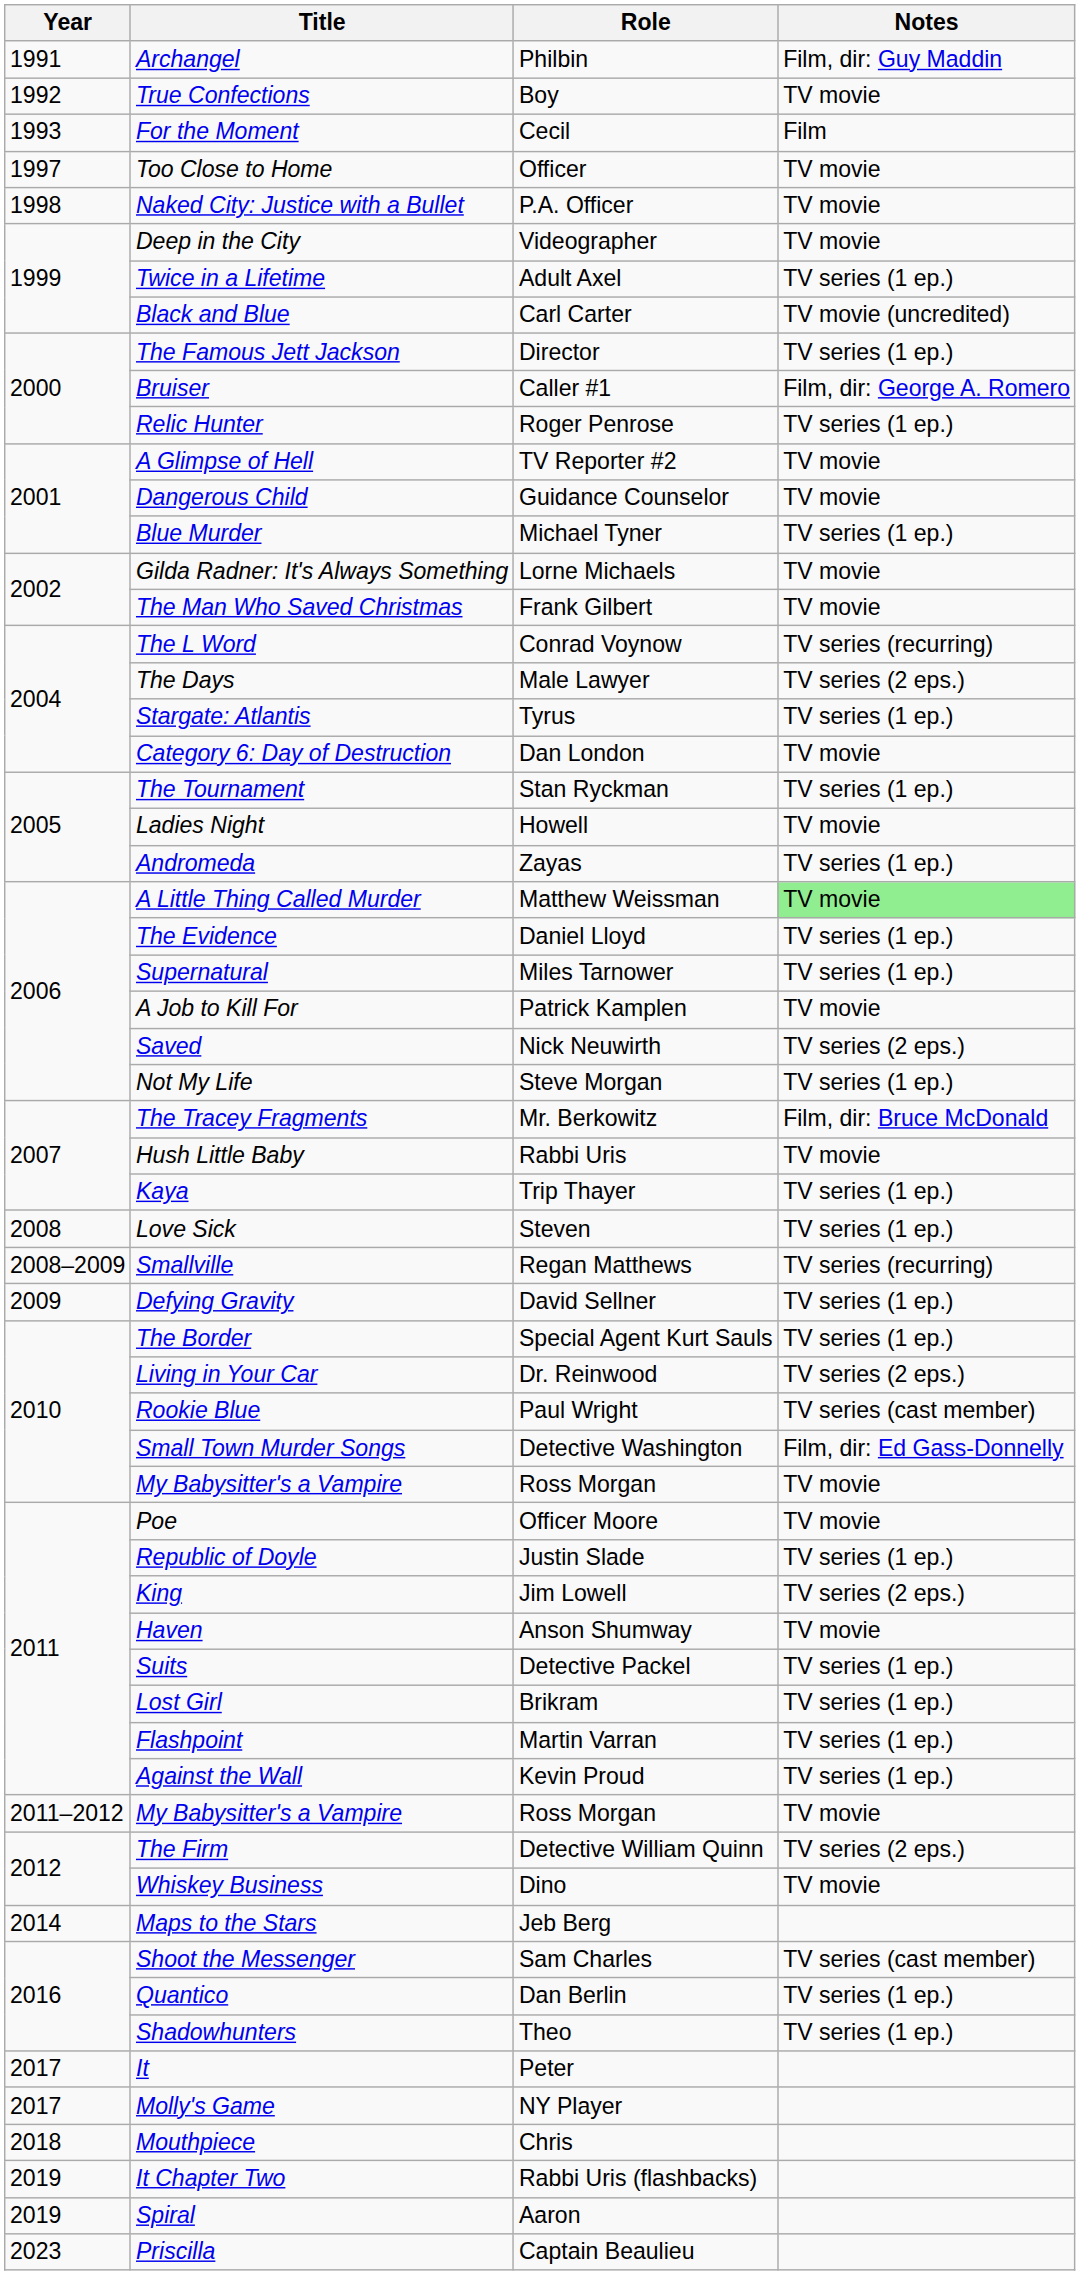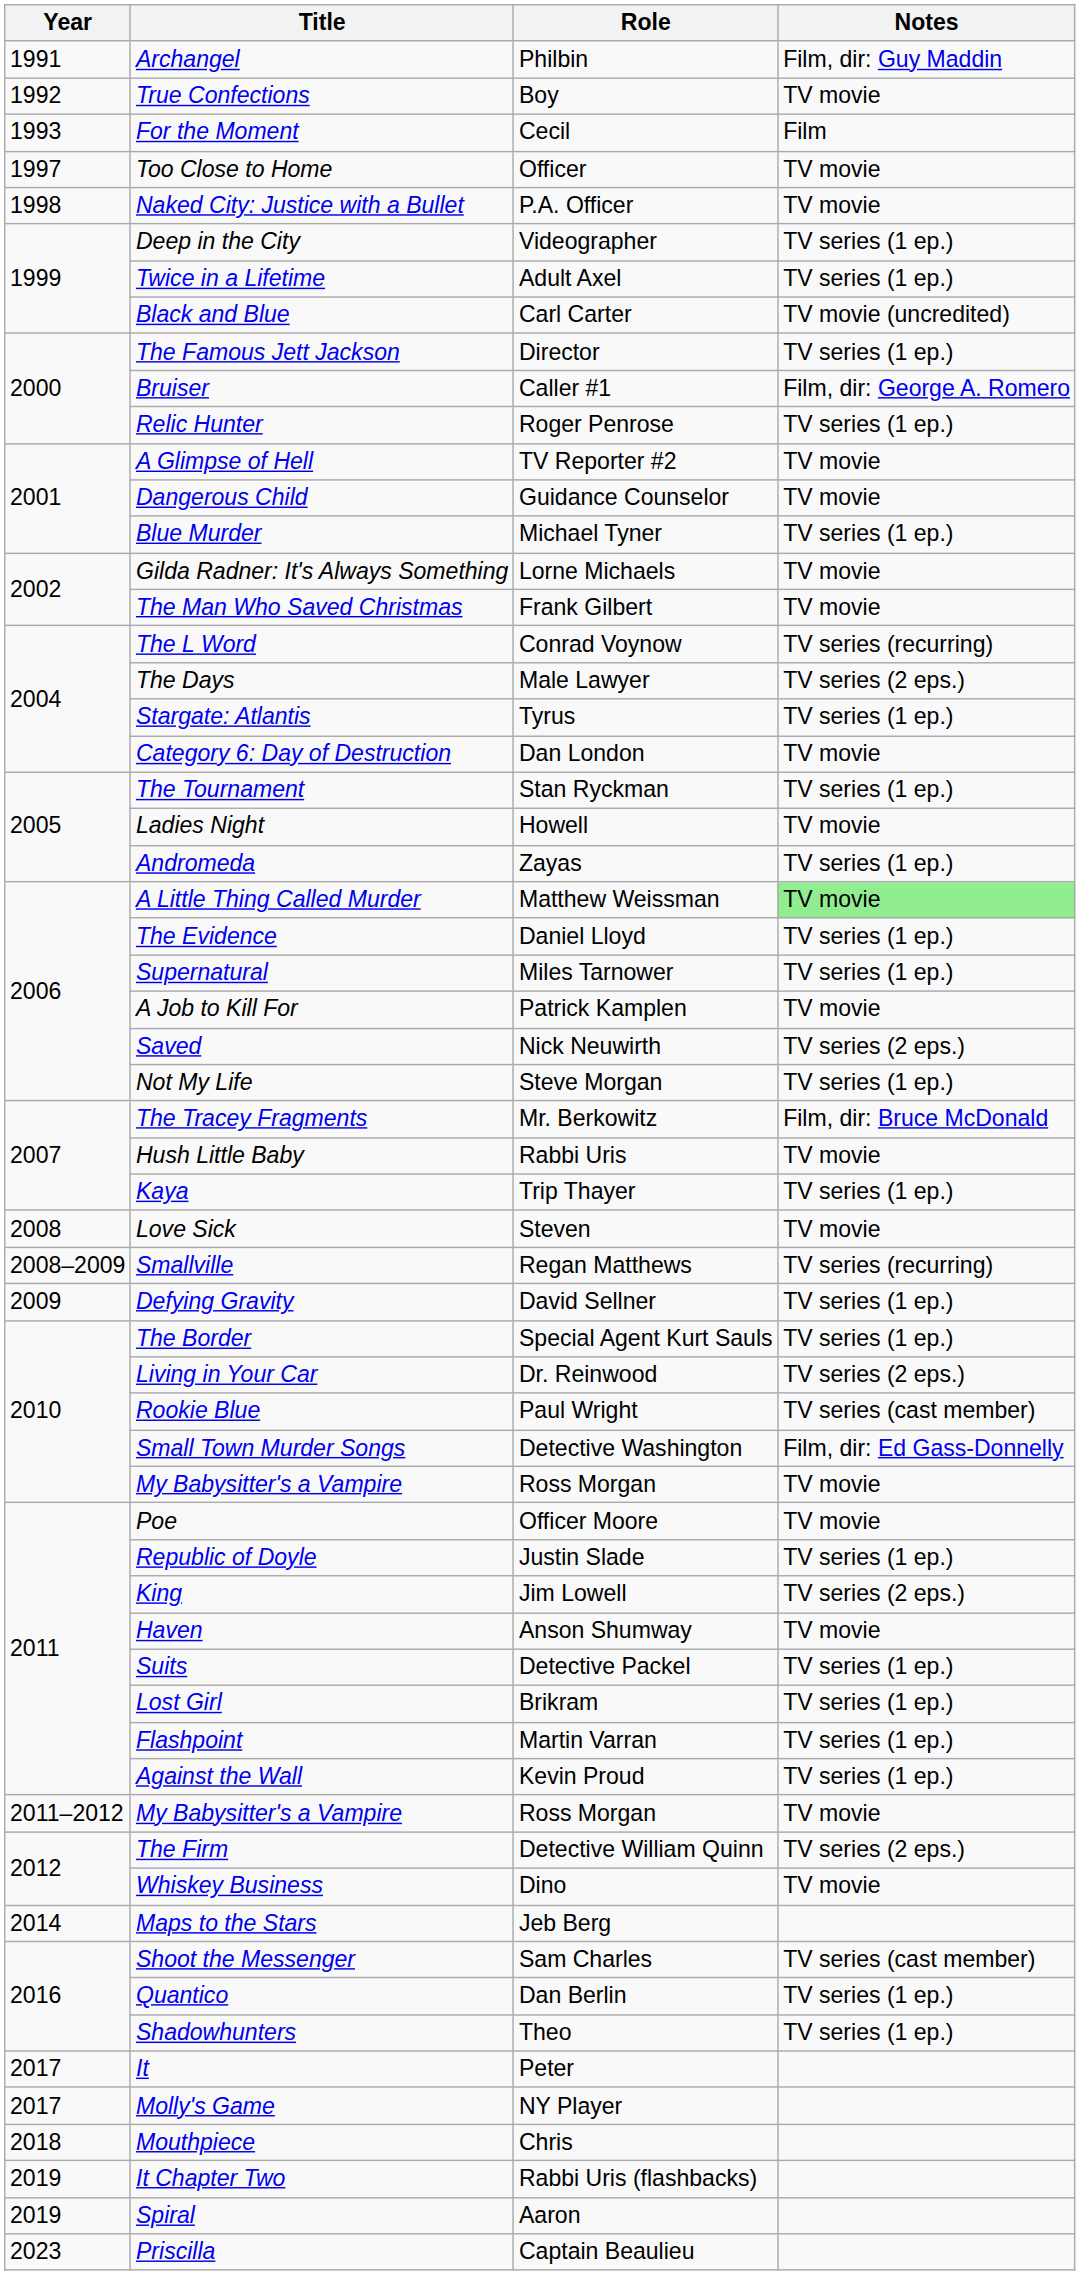(832, 242) TV movie -> (868, 242) TV series (1 ep.)
(868, 1228) TV series (1 ep.) -> (832, 1228) TV movie
